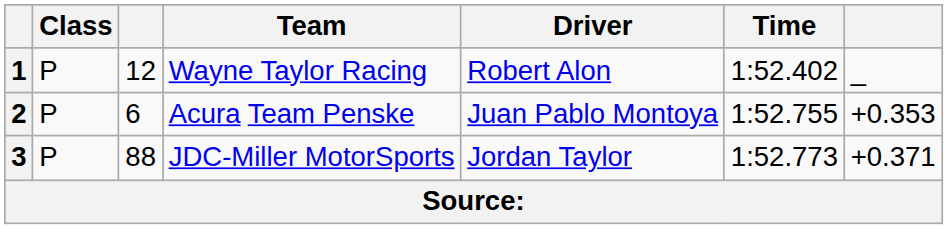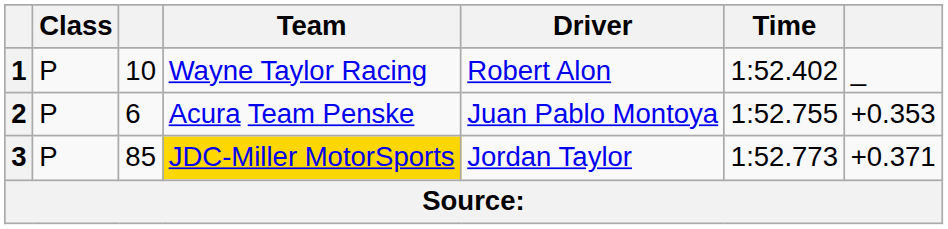(141, 69) 12 -> (141, 69) 10
(141, 157) 88 -> (141, 157) 85
(312, 157) no background -> (312, 157) gold background
